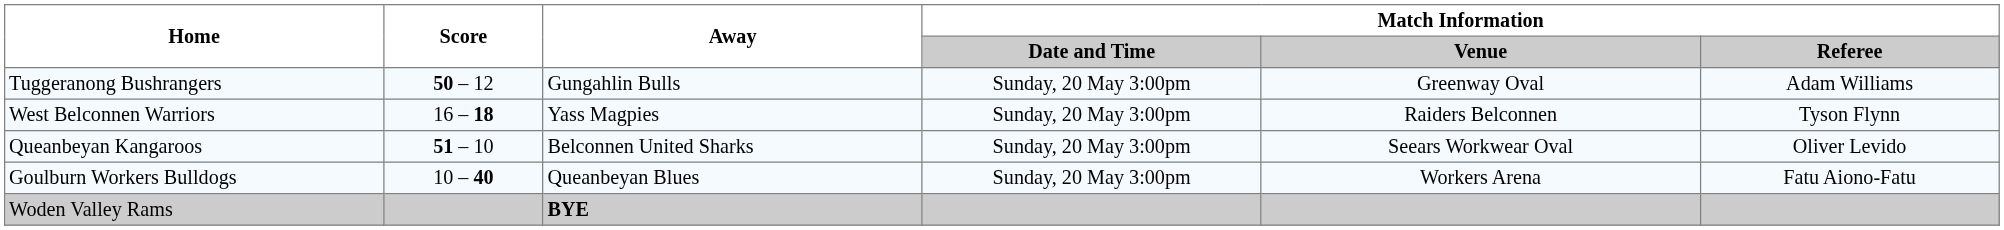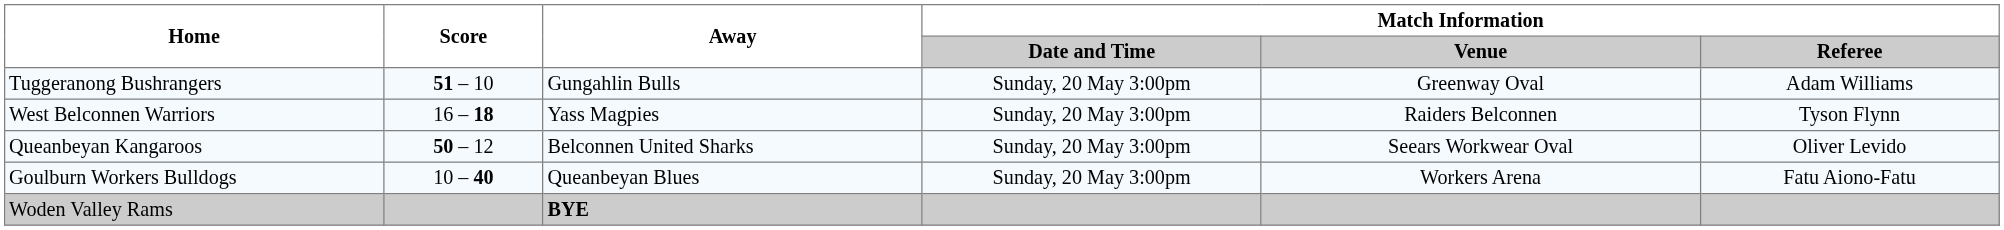(463, 83) 50 – 12 -> (463, 83) 51 – 10
(463, 146) 51 – 10 -> (463, 146) 50 – 12
